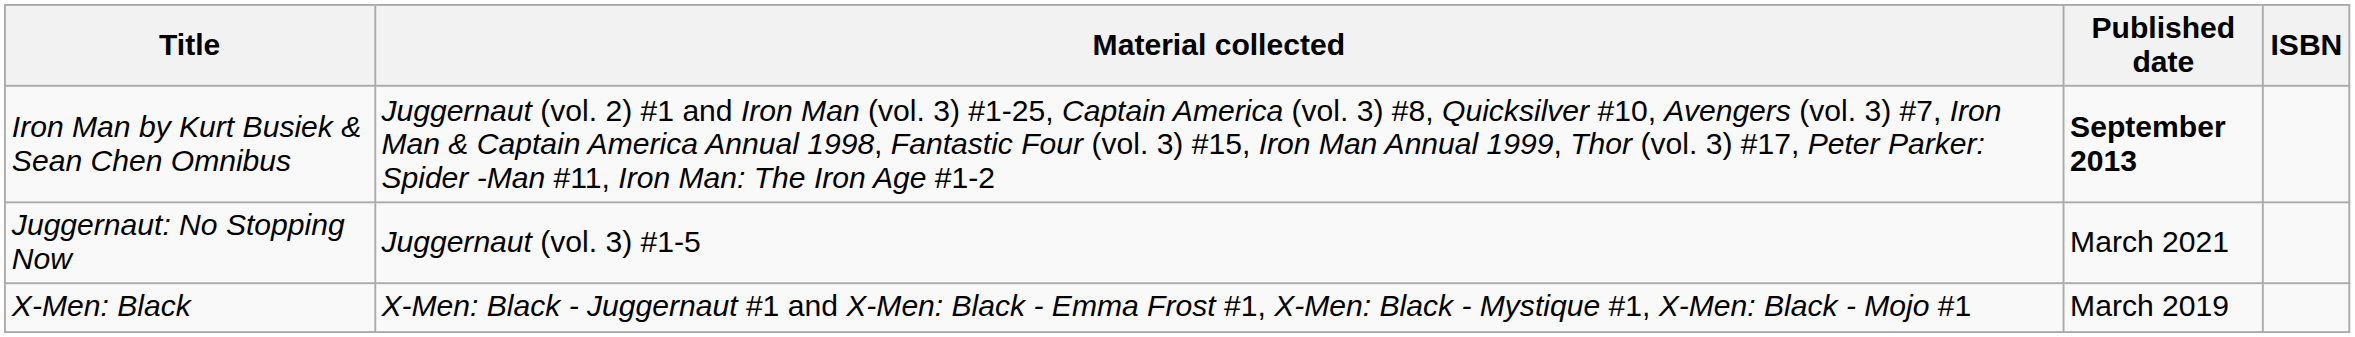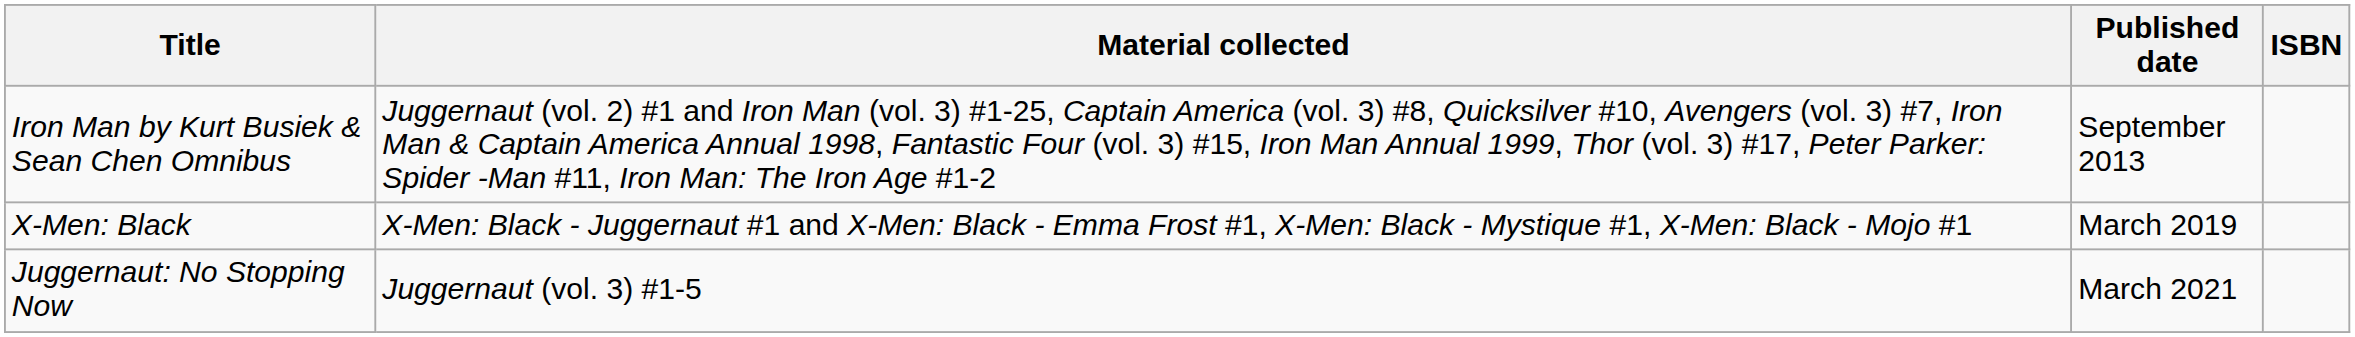(2148, 143) bold -> (2152, 143) normal
rows swapped: (101, 306) <-> (178, 242)
